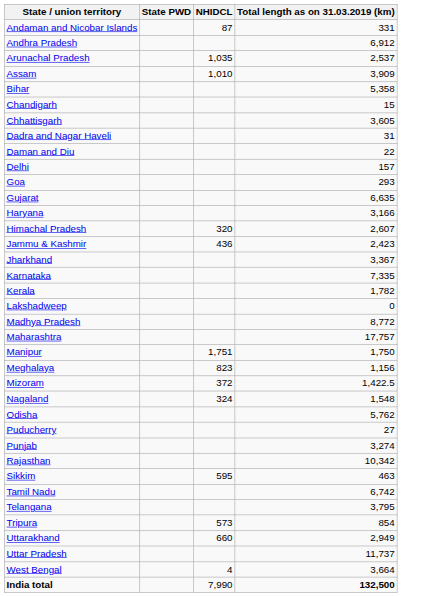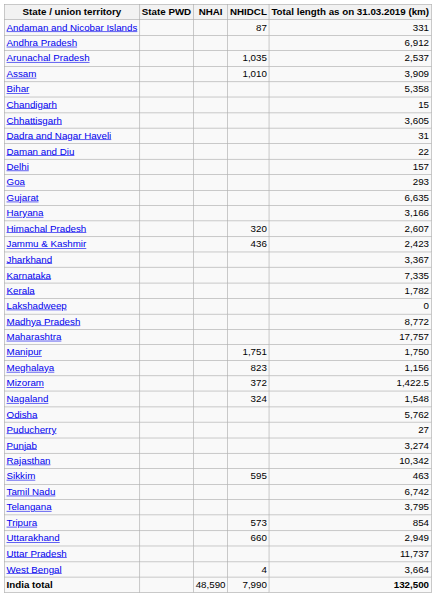+ column: (211, 12)
